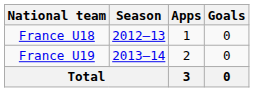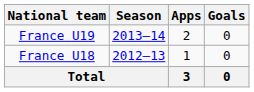rows swapped: (57, 35) <-> (57, 56)
